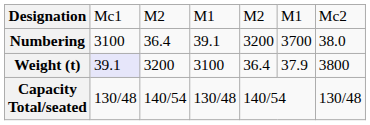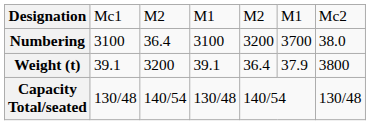(207, 41) 39.1 -> (209, 41) 3100
(107, 65) lavender background -> (107, 65) no background
(209, 65) 3100 -> (207, 65) 39.1
